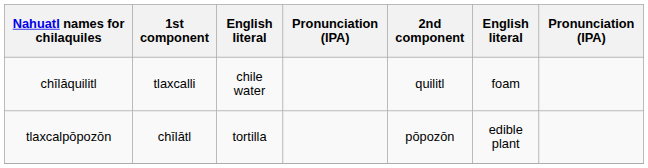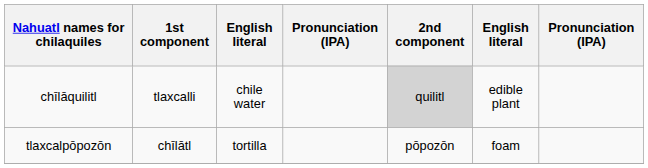(430, 84) no background -> (430, 96) lightgrey background
(506, 84) foam -> (506, 96) edible plant
(506, 137) edible plant -> (506, 145) foam
